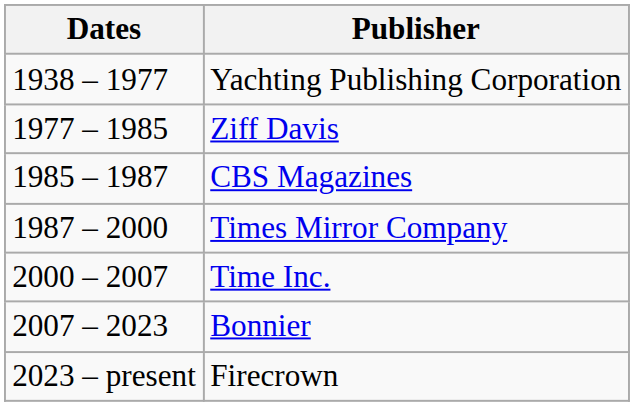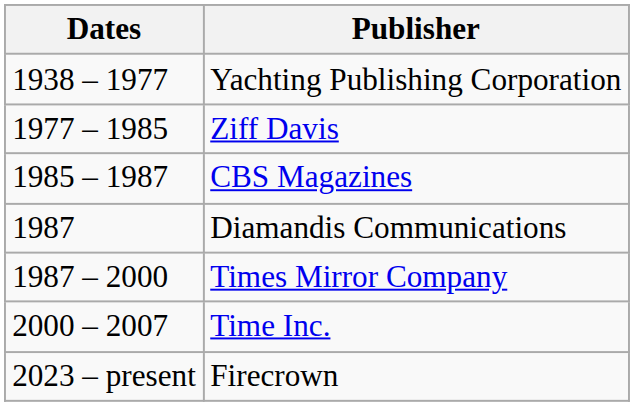+ row: (388, 227)
- row: (261, 326)
